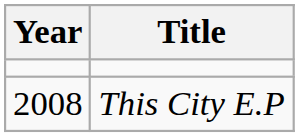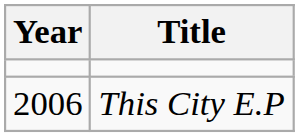(48, 103) 2008 -> (48, 103) 2006
